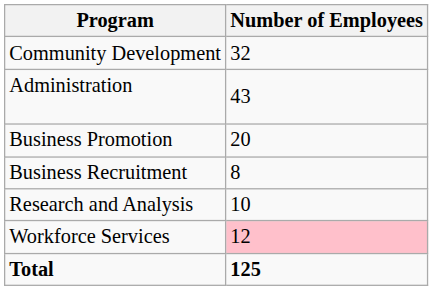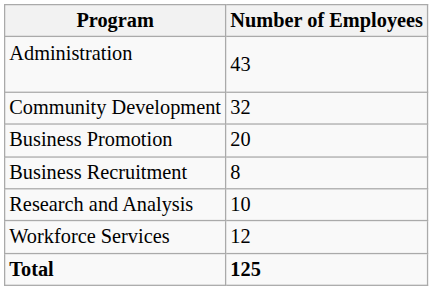rows swapped: (71, 85) <-> (115, 52)
(240, 236) pink background -> (240, 236) no background
